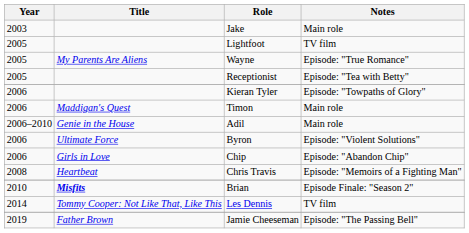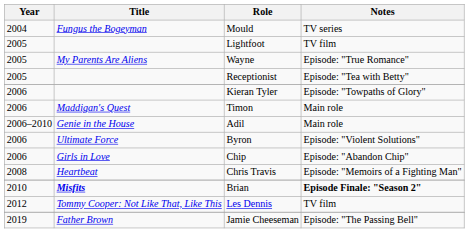- row: (235, 28)
+ row: (240, 28)
(358, 188) normal -> (362, 188) bold
(17, 204) 2014 -> (17, 204) 2012
